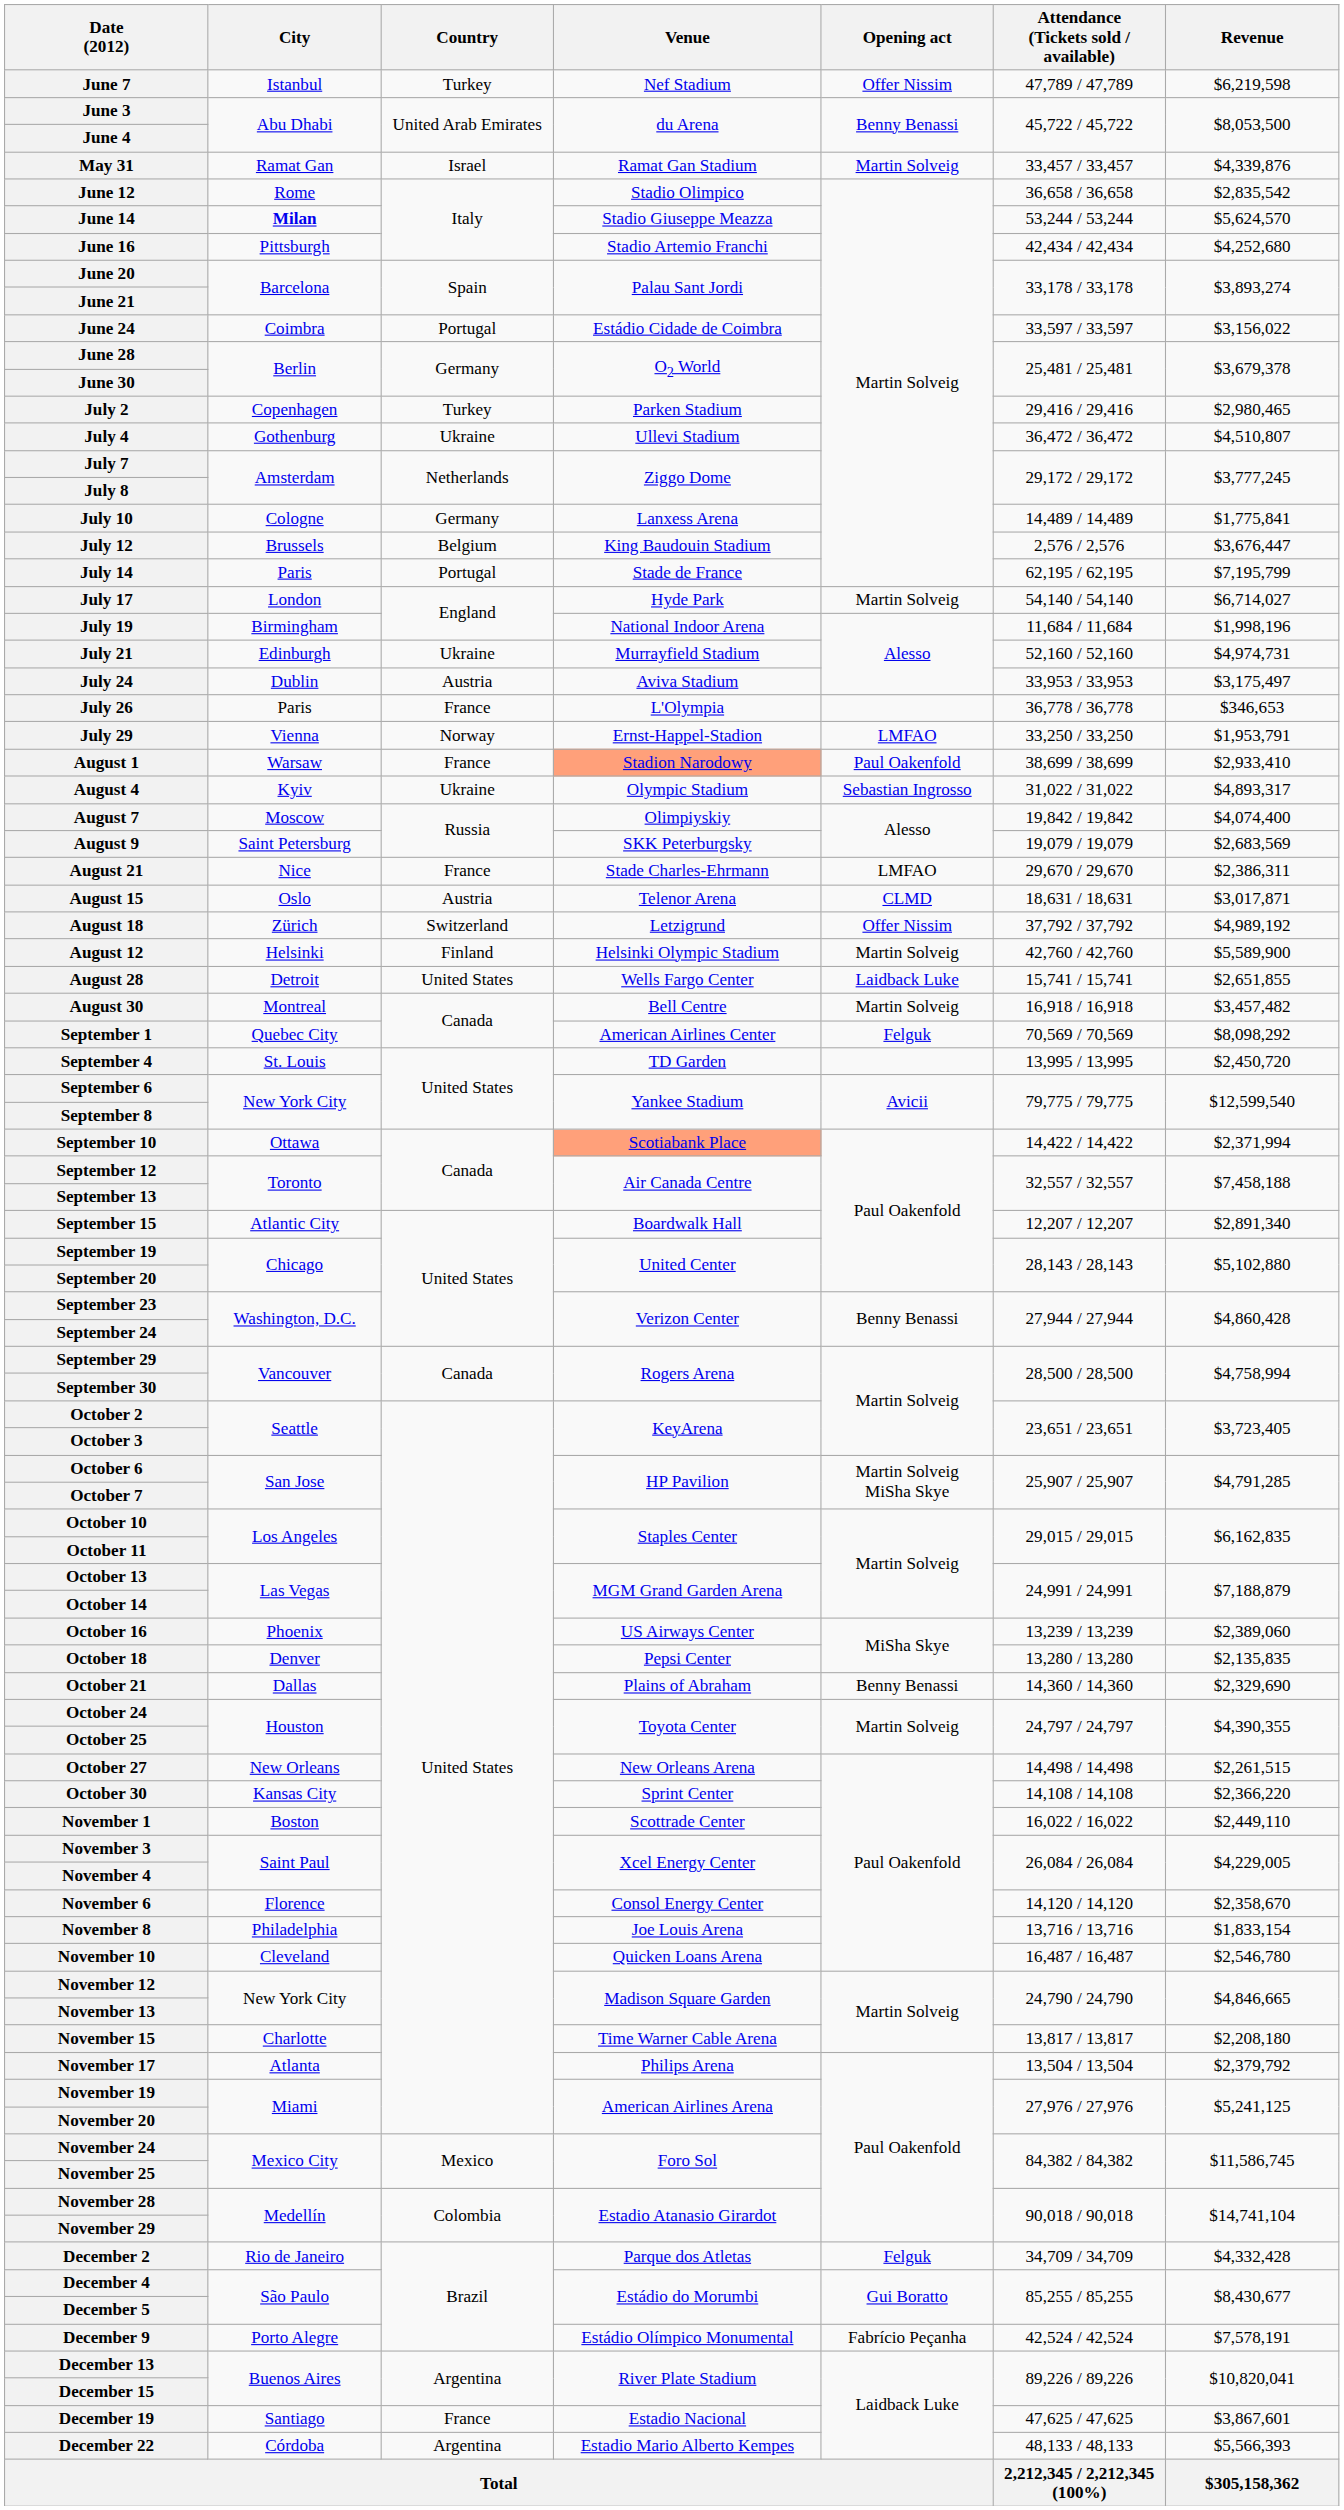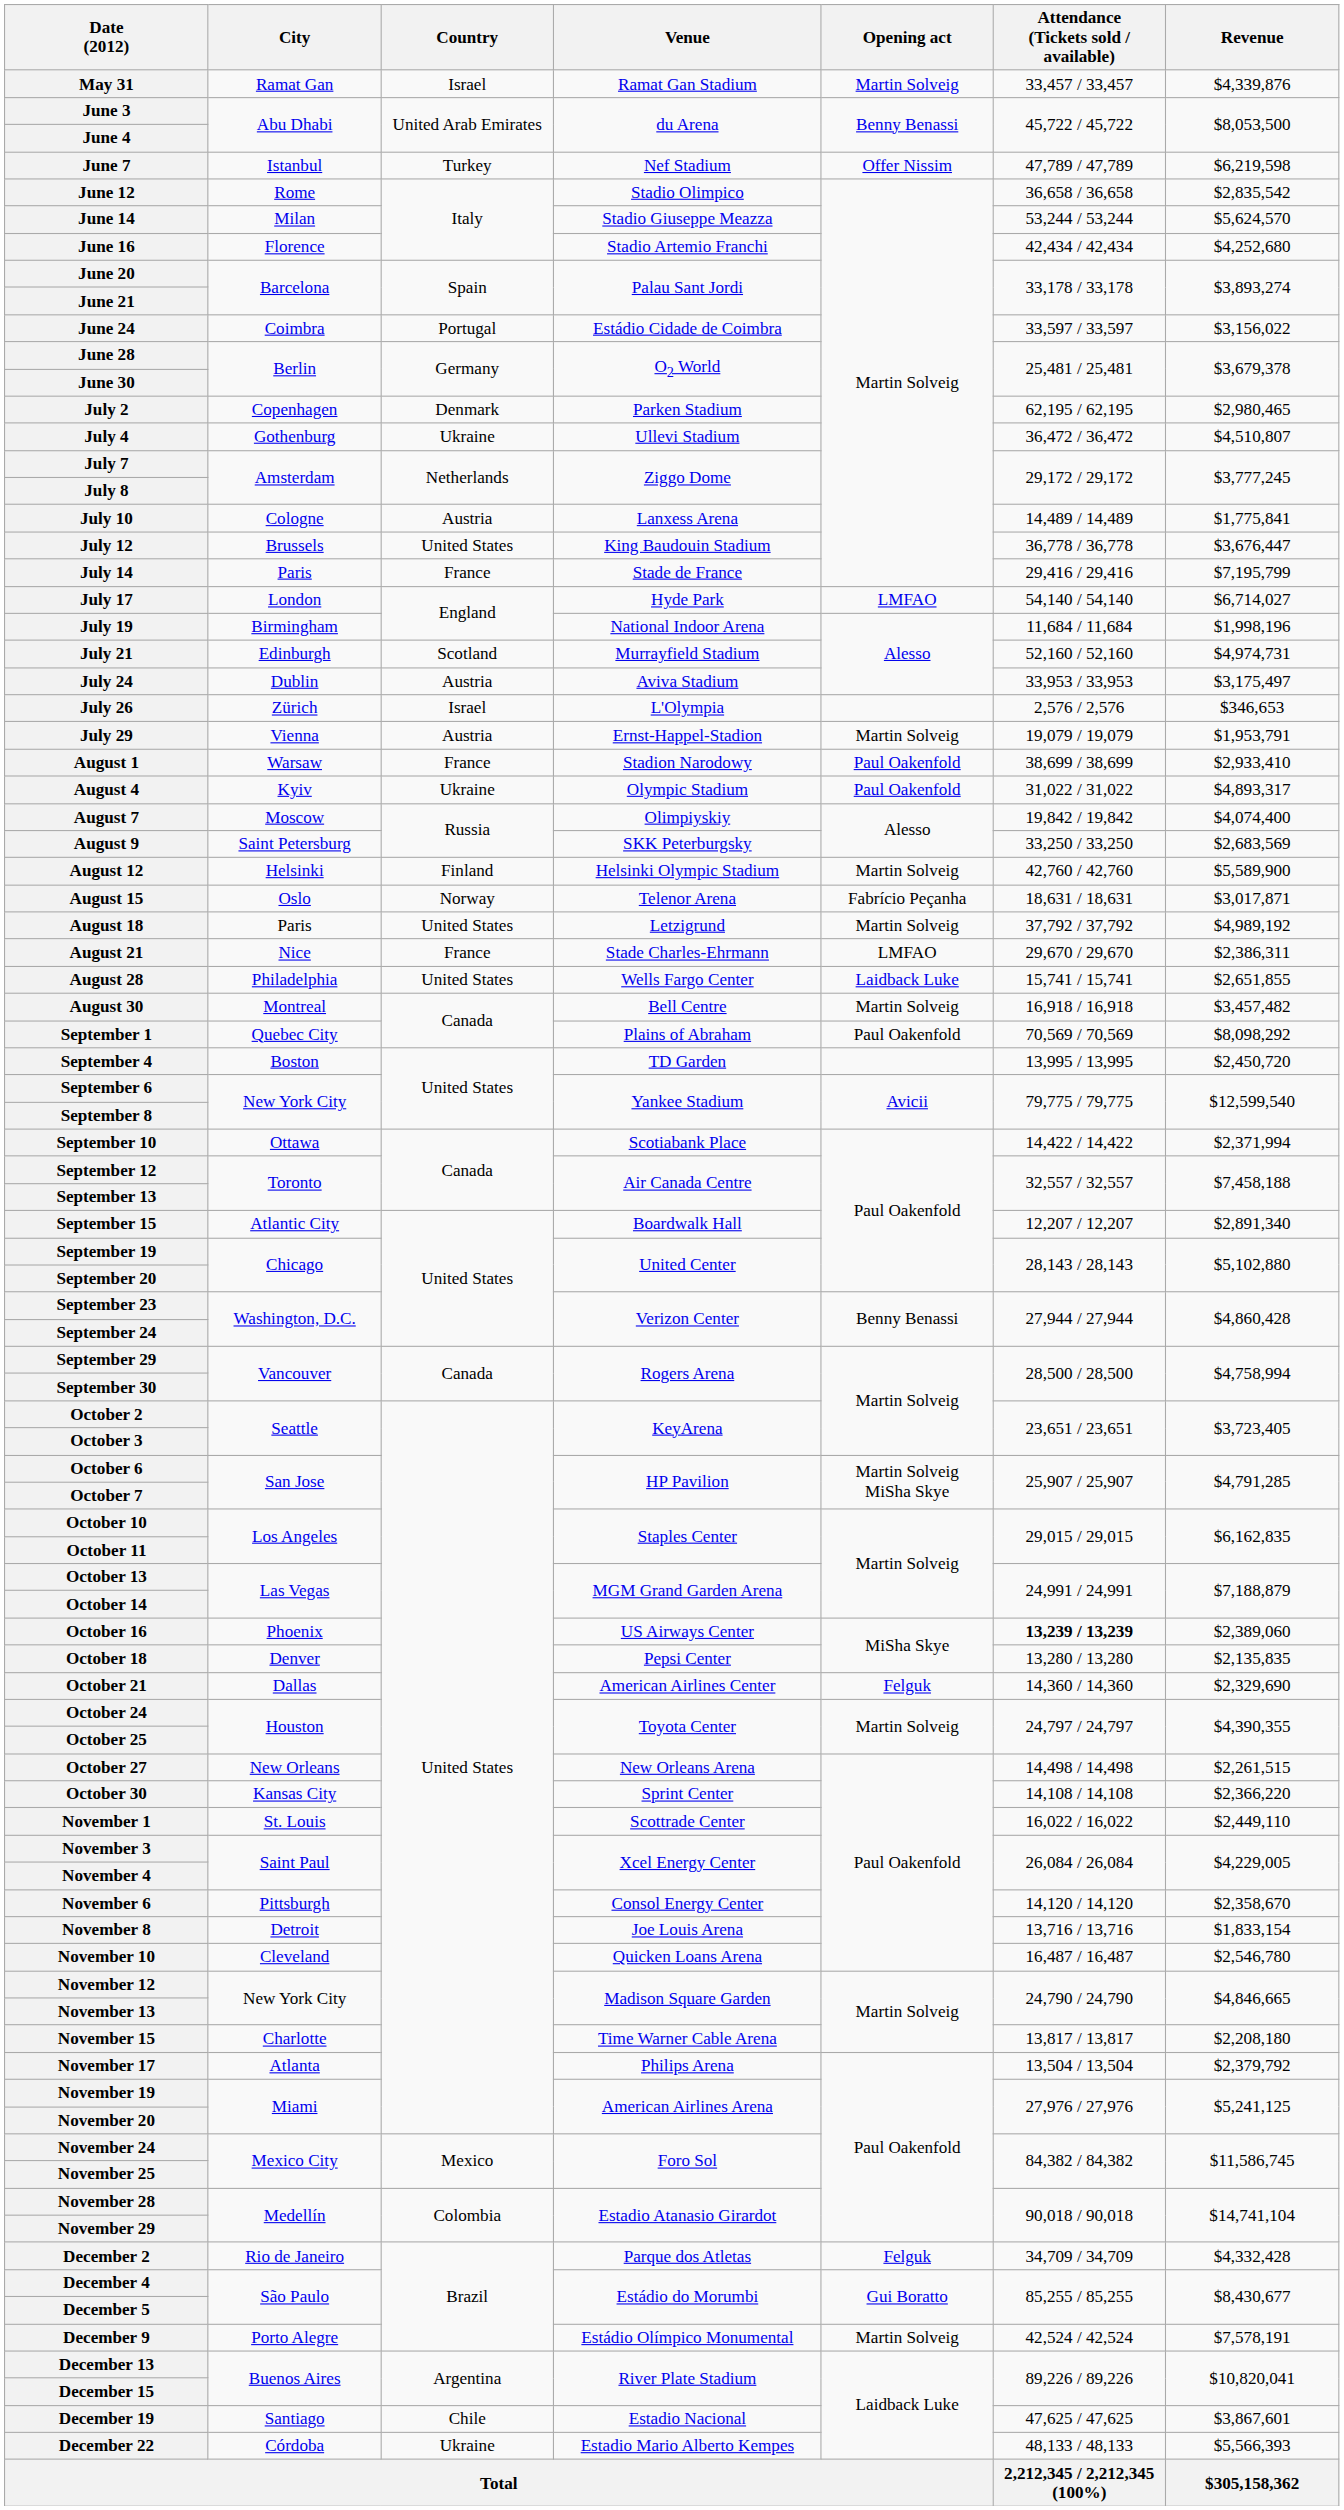rows swapped: (106, 165) <-> (106, 83)
(295, 219) bold -> (295, 219) normal
(295, 246) Pittsburgh -> (295, 246) Florence
(467, 409) Turkey -> (467, 409) Denmark
(1079, 409) 29,416 / 29,416 -> (1079, 409) 62,195 / 62,195
(467, 518) Germany -> (467, 518) Austria
(467, 545) Belgium -> (467, 545) United States
(1079, 545) 2,576 / 2,576 -> (1079, 545) 36,778 / 36,778
(467, 572) Portugal -> (467, 572) France
(1079, 572) 62,195 / 62,195 -> (1079, 572) 29,416 / 29,416
(907, 599) Martin Solveig -> (907, 599) LMFAO
(467, 653) Ukraine -> (467, 653) Scotland
(295, 708) Paris -> (295, 708) Zürich
(467, 708) France -> (467, 708) Israel
(1079, 708) 36,778 / 36,778 -> (1079, 708) 2,576 / 2,576
(467, 735) Norway -> (467, 735) Austria
(907, 735) LMFAO -> (907, 735) Martin Solveig
(1079, 735) 33,250 / 33,250 -> (1079, 735) 19,079 / 19,079
(687, 762) lightsalmon background -> (687, 762) no background
(907, 789) Sebastian Ingrosso -> (907, 789) Paul Oakenfold
(1079, 843) 19,079 / 19,079 -> (1079, 843) 33,250 / 33,250
rows swapped: (106, 952) <-> (106, 871)
(467, 898) Austria -> (467, 898) Norway
(907, 898) CLMD -> (907, 898) Fabrício Peçanha
(295, 925) Zürich -> (295, 925) Paris
(467, 925) Switzerland -> (467, 925) United States
(907, 925) Offer Nissim -> (907, 925) Martin Solveig
(295, 979) Detroit -> (295, 979) Philadelphia
(687, 1034) American Airlines Center -> (687, 1034) Plains of Abraham
(907, 1034) Felguk -> (907, 1034) Paul Oakenfold
(295, 1061) St. Louis -> (295, 1061) Boston
(687, 1142) lightsalmon background -> (687, 1142) no background
(1079, 1631) normal -> (1079, 1631) bold
(687, 1685) Plains of Abraham -> (687, 1685) American Airlines Center
(907, 1685) Benny Benassi -> (907, 1685) Felguk
(295, 1821) Boston -> (295, 1821) St. Louis
(295, 1902) Florence -> (295, 1902) Pittsburgh
(295, 1930) Philadelphia -> (295, 1930) Detroit
(907, 2337) Fabrício Peçanha -> (907, 2337) Martin Solveig
(467, 2418) France -> (467, 2418) Chile
(467, 2445) Argentina -> (467, 2445) Ukraine
